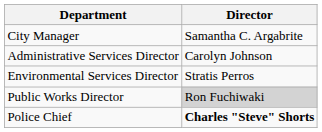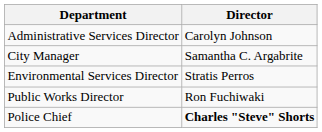rows swapped: (43, 35) <-> (93, 55)
(224, 96) lightgrey background -> (224, 96) no background
